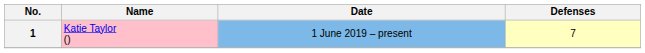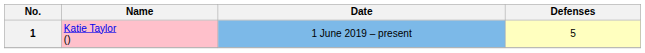(573, 34) 7 -> (573, 34) 5
